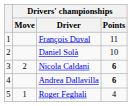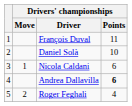(25, 66) 2 -> (25, 66) 1
(114, 66) bold -> (114, 66) normal
(25, 94) 1 -> (25, 94) 2
